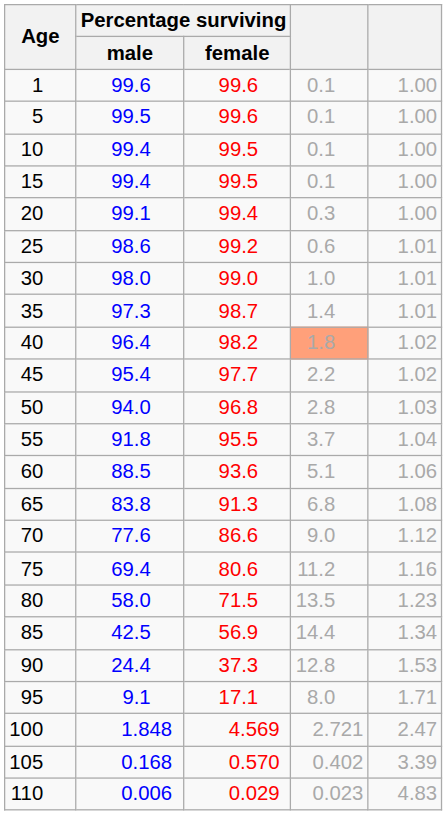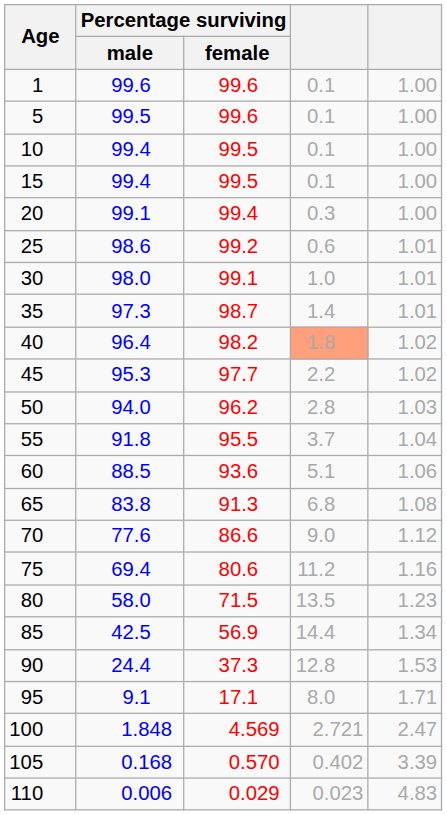(238, 278) 99.0 -> (238, 278) 99.1
(131, 375) 95.4 -> (131, 375) 95.3
(238, 407) 96.8 -> (238, 407) 96.2
